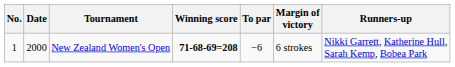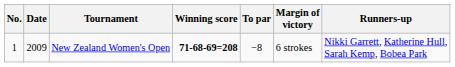(37, 47) 2000 -> (37, 47) 2009
(257, 47) −6 -> (257, 47) −8
